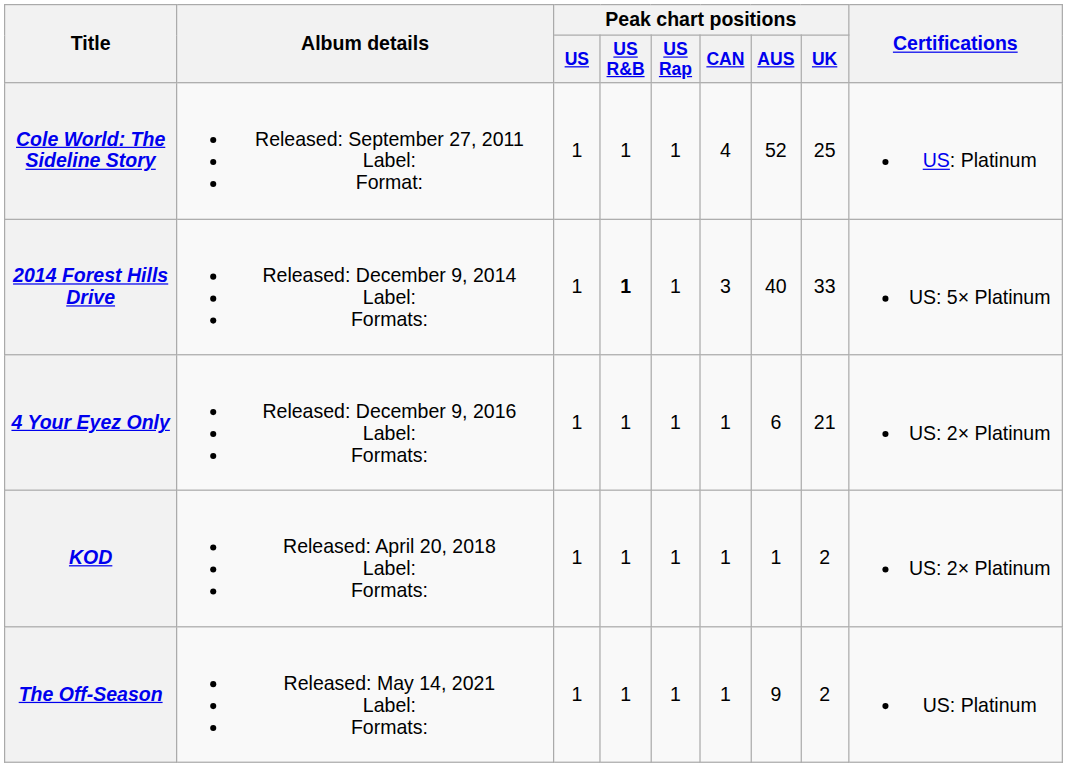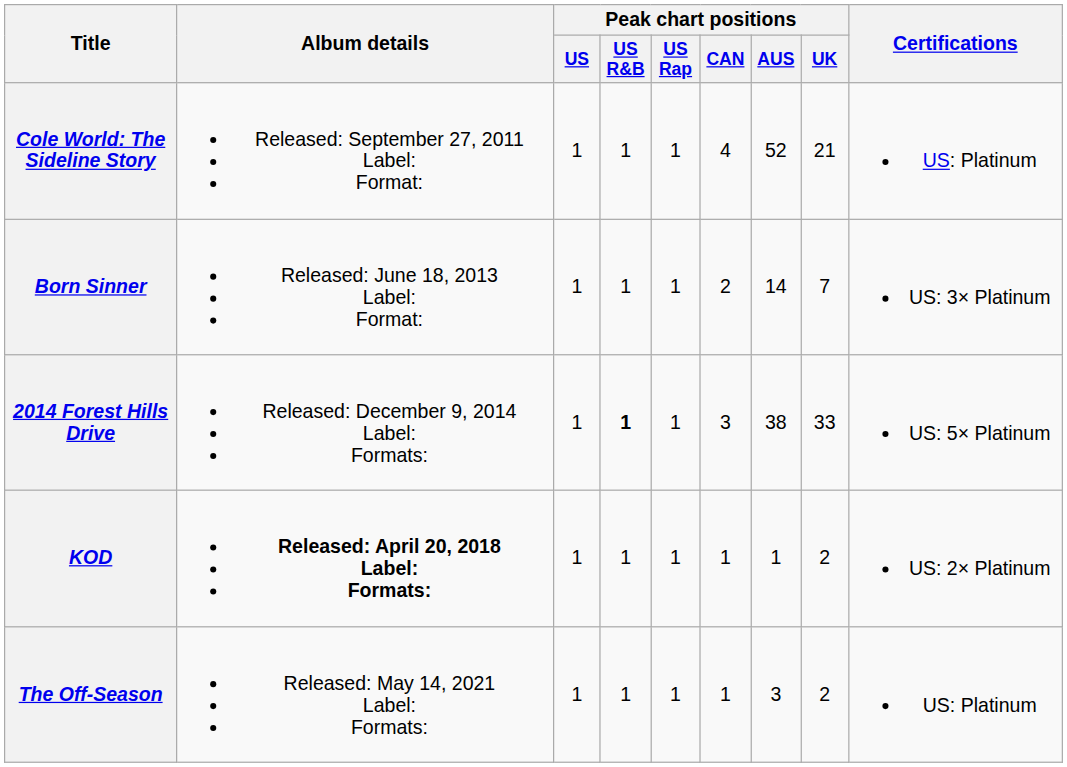(825, 150) 25 -> (825, 150) 21
+ row: (91, 286)
(776, 286) 40 -> (776, 422) 38
- row: (91, 422)
(365, 569) normal -> (365, 569) bold
(776, 694) 9 -> (776, 694) 3
